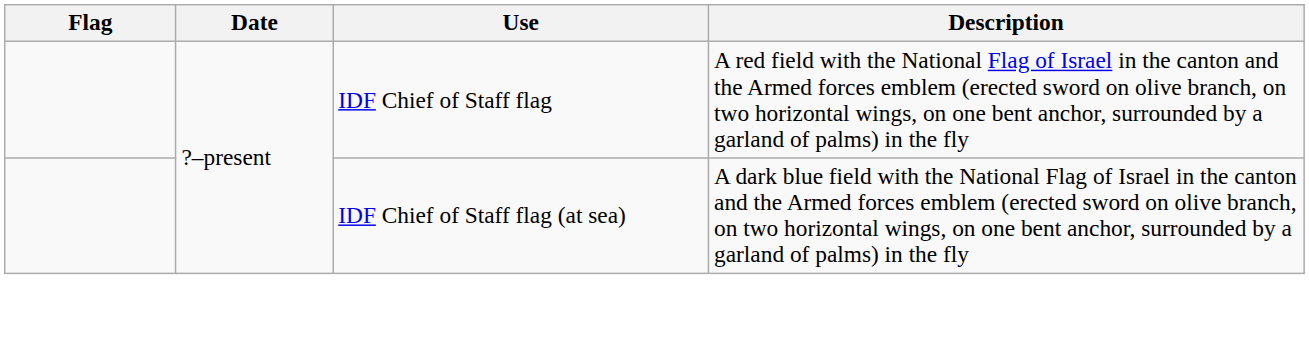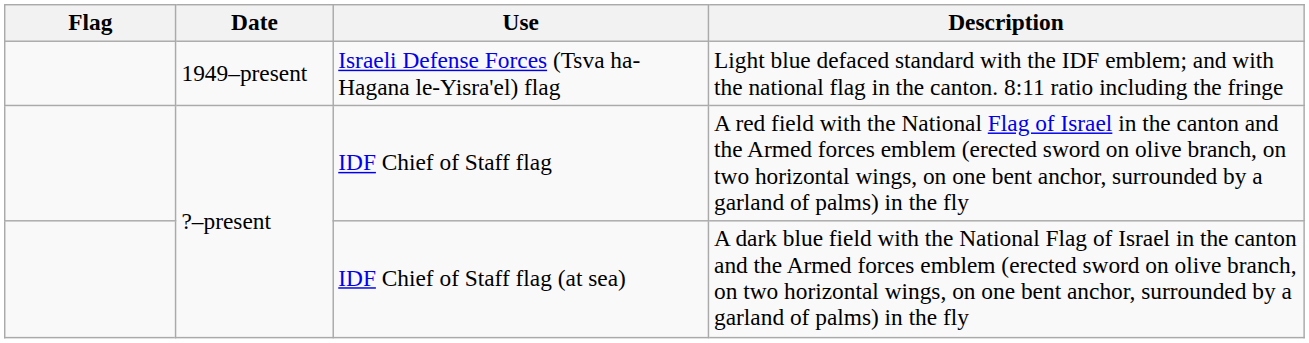+ row: (489, 73)
